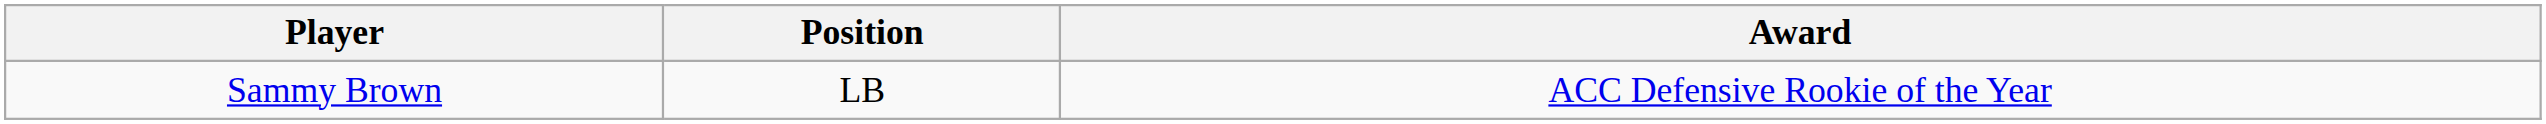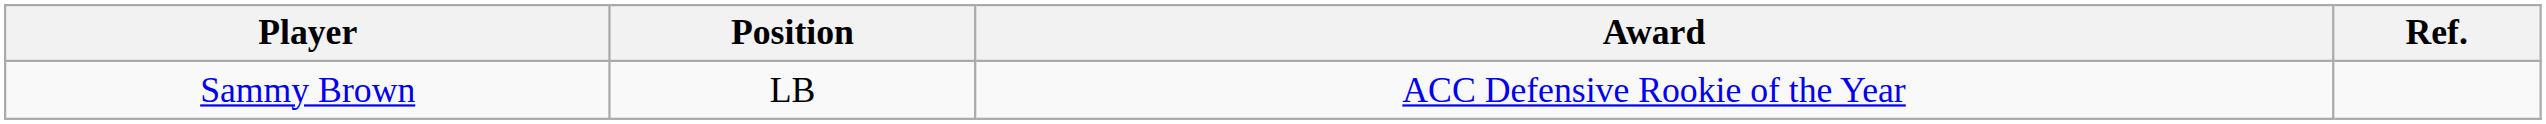+ column: (2437, 32)
